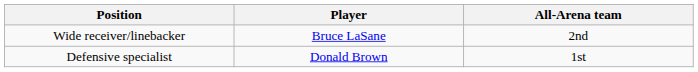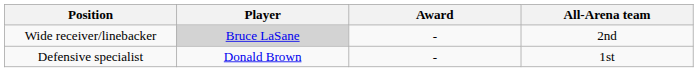+ column: (435, 14)
(349, 35) no background -> (263, 35) lightgrey background
